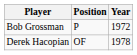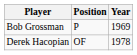(121, 27) 1972 -> (121, 27) 1969
